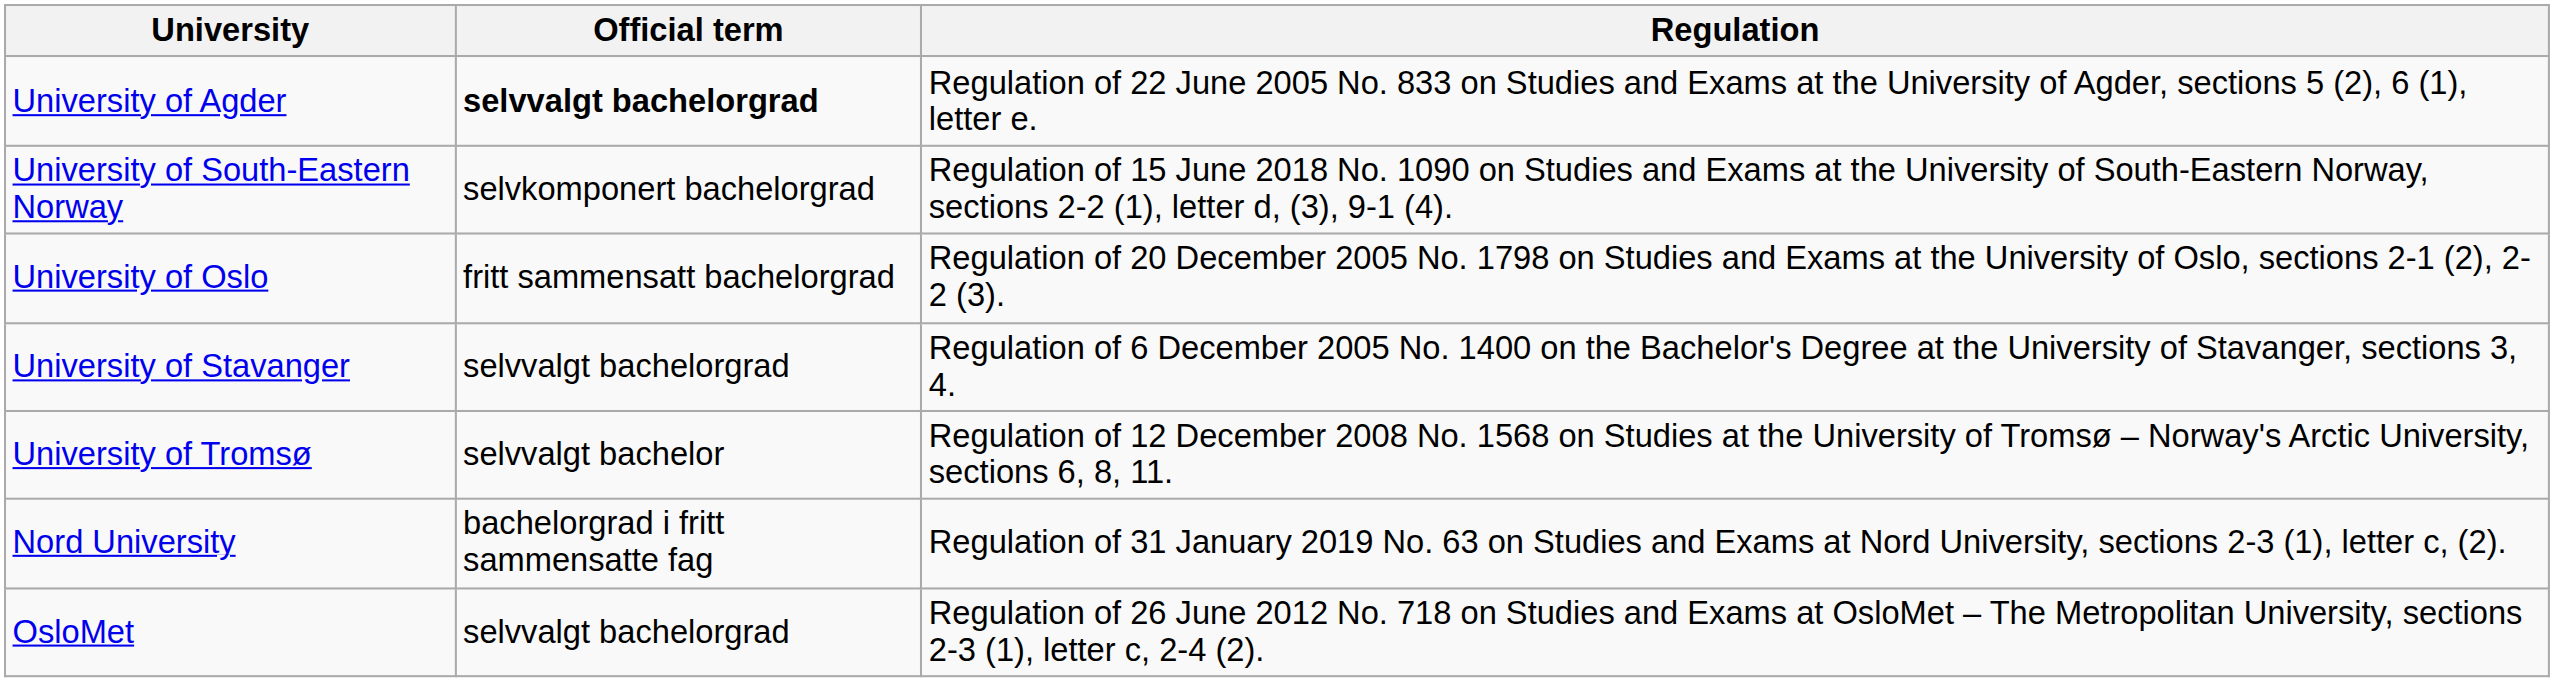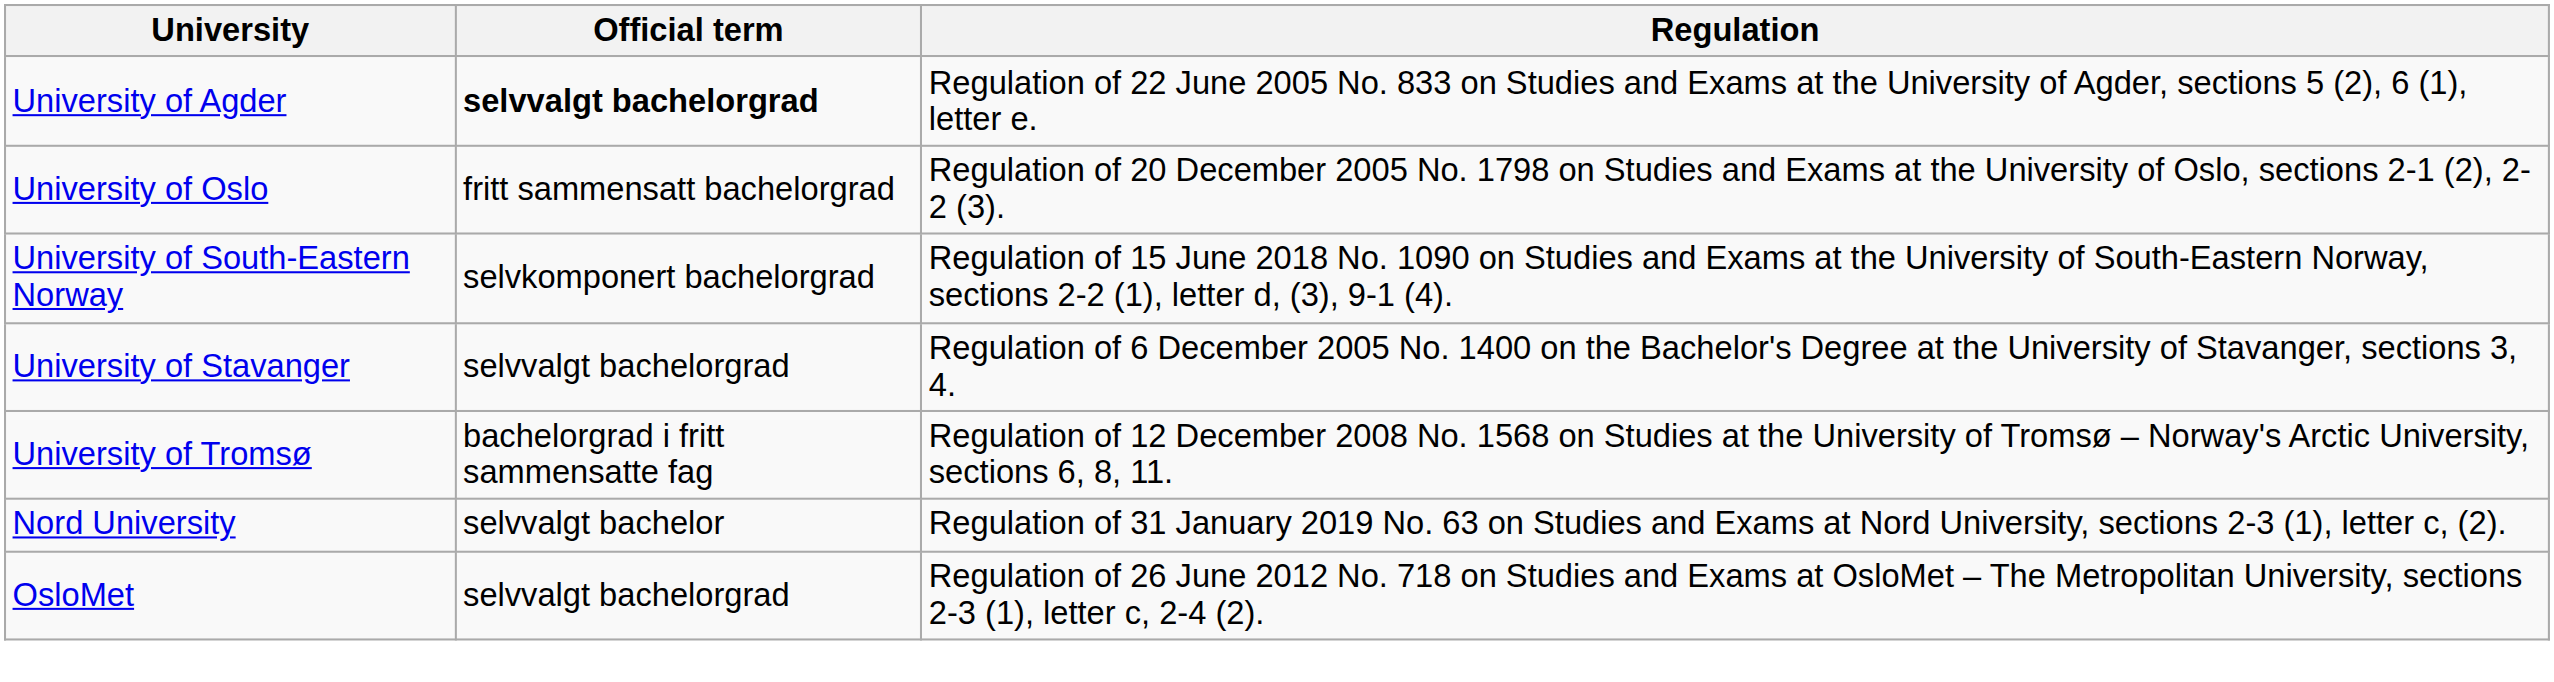rows swapped: (140, 277) <-> (211, 188)
(594, 454) selvvalgt bachelor -> (594, 454) bachelorgrad i fritt sammensatte fag
(594, 542) bachelorgrad i fritt sammensatte fag -> (594, 524) selvvalgt bachelor
